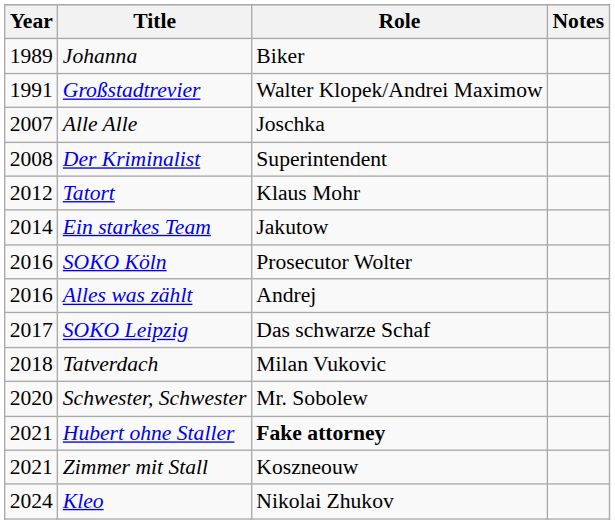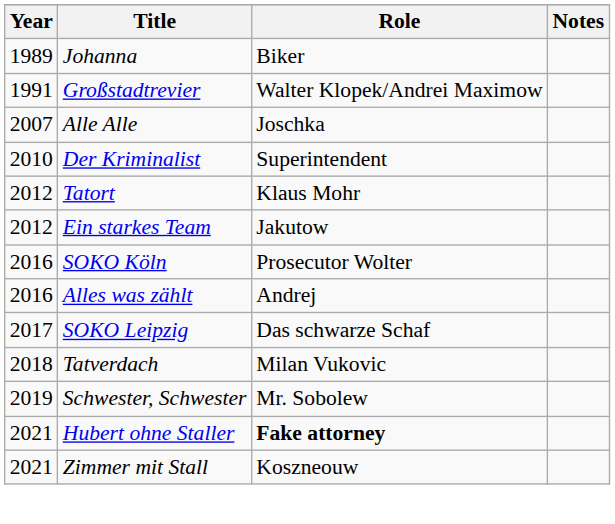(31, 158) 2008 -> (31, 158) 2010
(31, 227) 2014 -> (31, 227) 2012
(31, 398) 2020 -> (31, 398) 2019
- row: (83, 501)
